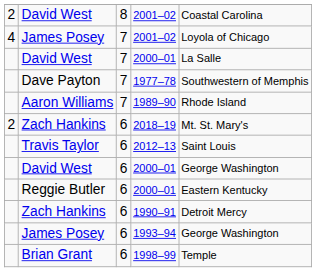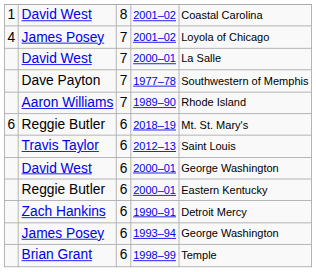(11, 15) 2 -> (11, 15) 1
(11, 124) 2 -> (11, 124) 6
(64, 124) Zach Hankins -> (63, 124) Reggie Butler
